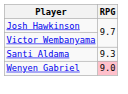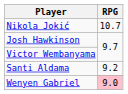+ row: (38, 26)
(108, 54) 9.3 -> (110, 68) 9.2
